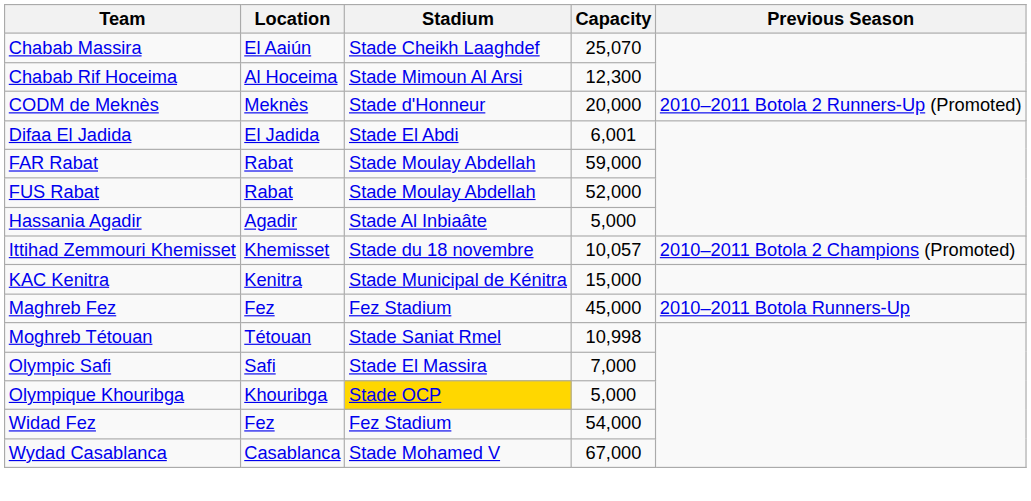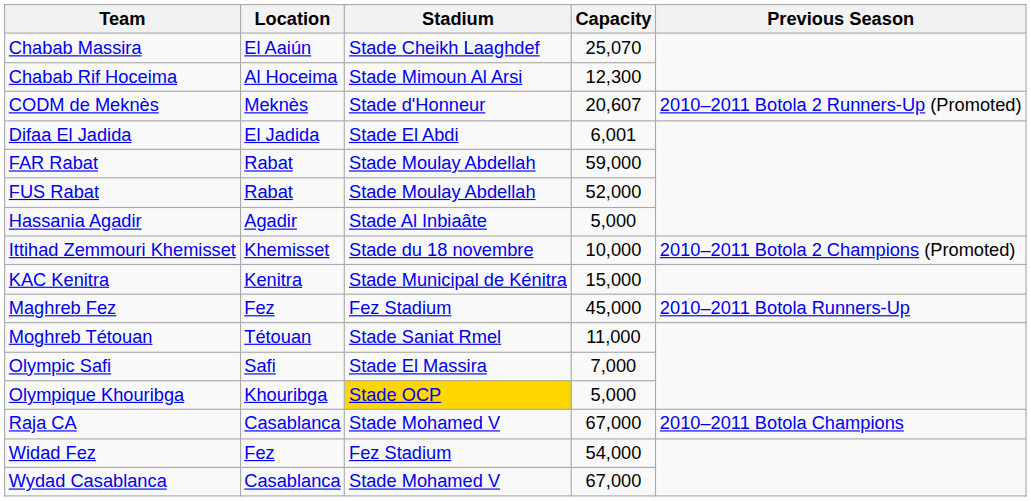(613, 105) 20,000 -> (613, 105) 20,607
(613, 250) 10,057 -> (613, 250) 10,000
(613, 337) 10,998 -> (613, 337) 11,000
+ row: (43, 423)
